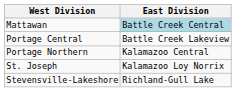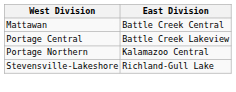(173, 25) lightblue background -> (173, 25) no background
- row: (32, 66)
